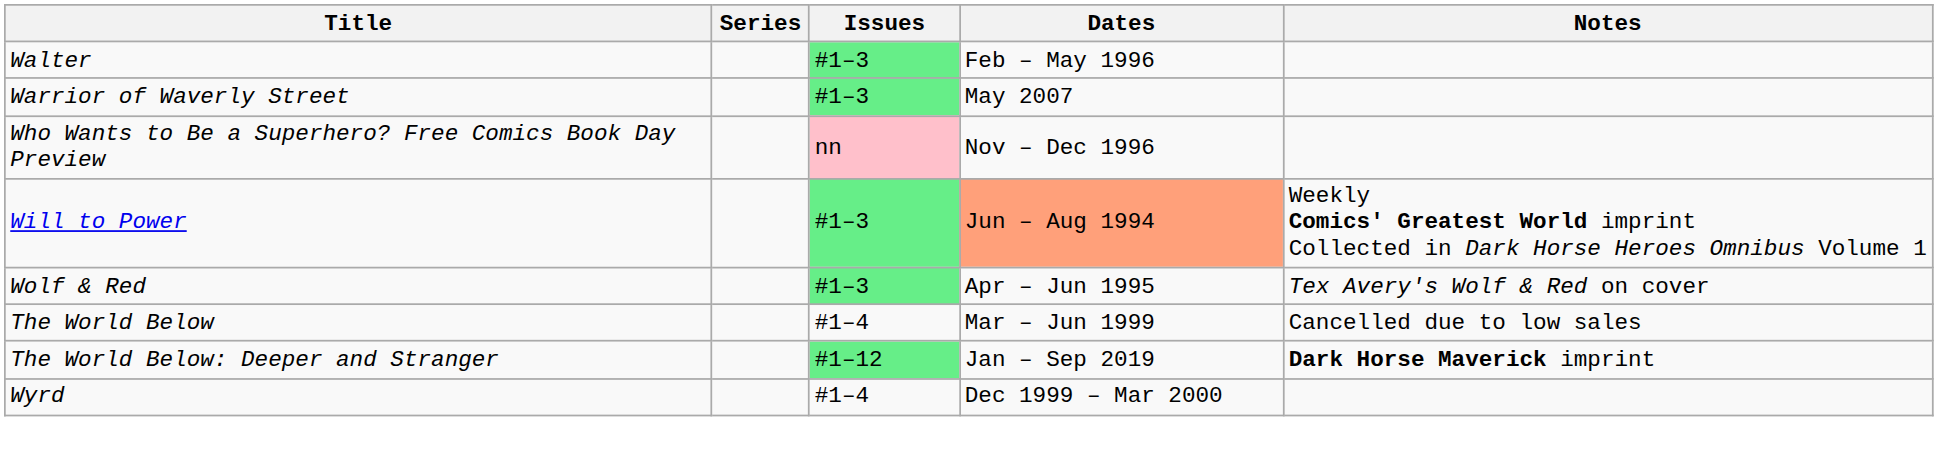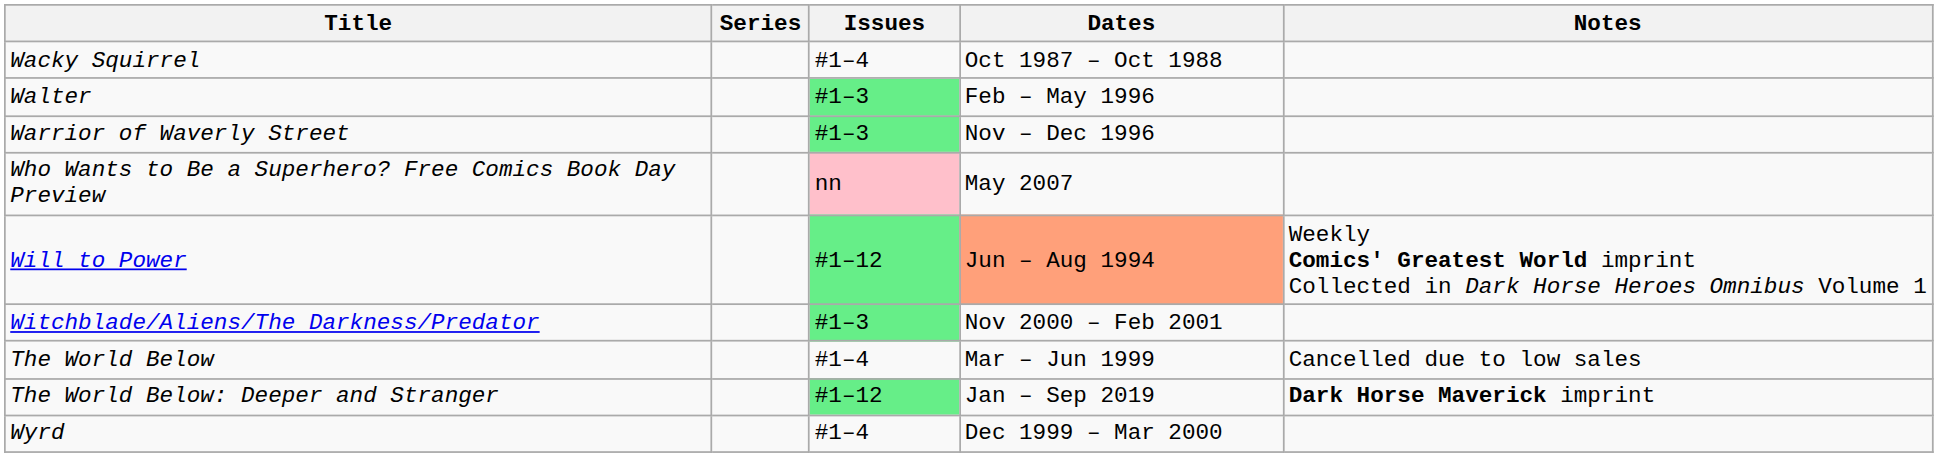+ row: (105, 60)
(1019, 97) May 2007 -> (1060, 134) Nov – Dec 1996
(1060, 147) Nov – Dec 1996 -> (1019, 184) May 2007
(842, 223) #1–3 -> (849, 260) #1–12
+ row: (275, 323)
- row: (78, 286)
